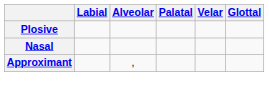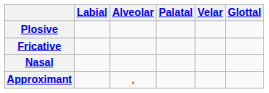+ row: (39, 46)
